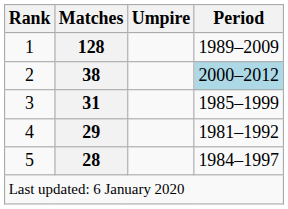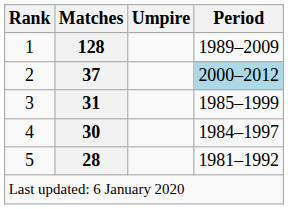(91, 75) 38 -> (91, 75) 37
(91, 132) 29 -> (91, 132) 30
(239, 132) 1981–1992 -> (239, 132) 1984–1997
(239, 160) 1984–1997 -> (239, 160) 1981–1992
